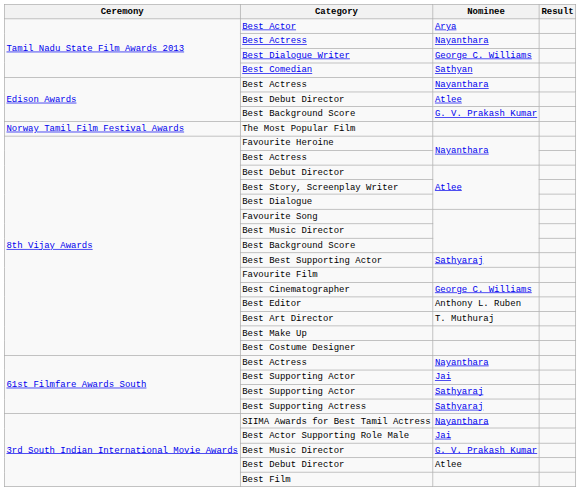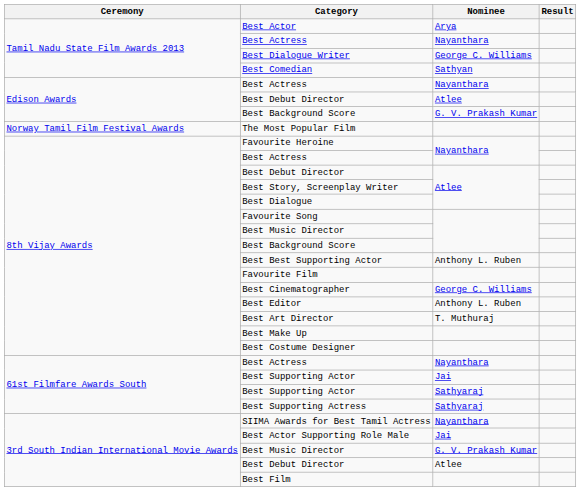(459, 260) Sathyaraj -> (478, 260) Anthony L. Ruben
